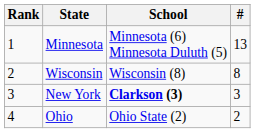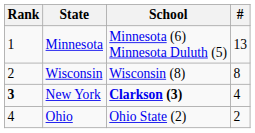(11, 95) normal -> (11, 95) bold
(237, 95) 3 -> (237, 95) 4
